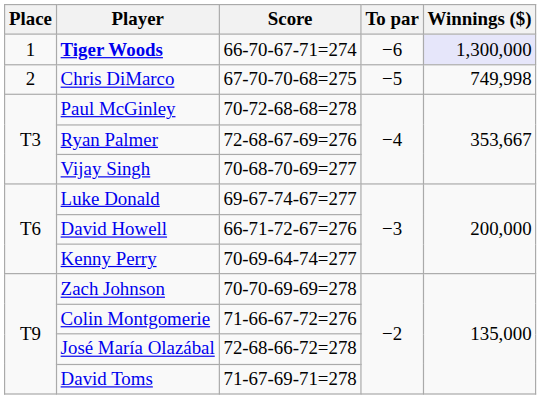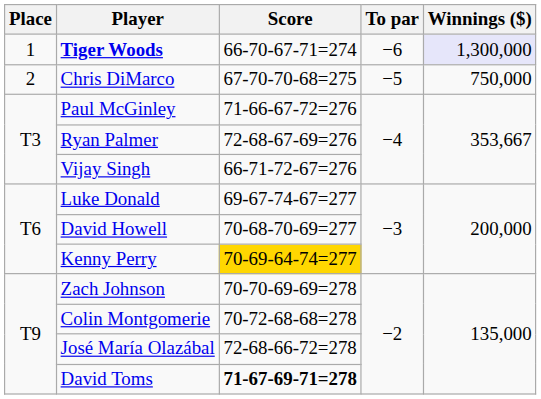(501, 79) 749,998 -> (501, 79) 750,000
(290, 109) 70-72-68-68=278 -> (290, 109) 71-66-67-72=276
(290, 169) 70-68-70-69=277 -> (290, 169) 66-71-72-67=276
(290, 229) 66-71-72-67=276 -> (290, 229) 70-68-70-69=277
(290, 259) no background -> (290, 259) gold background
(290, 318) 71-66-67-72=276 -> (290, 318) 70-72-68-68=278
(290, 378) normal -> (290, 378) bold
